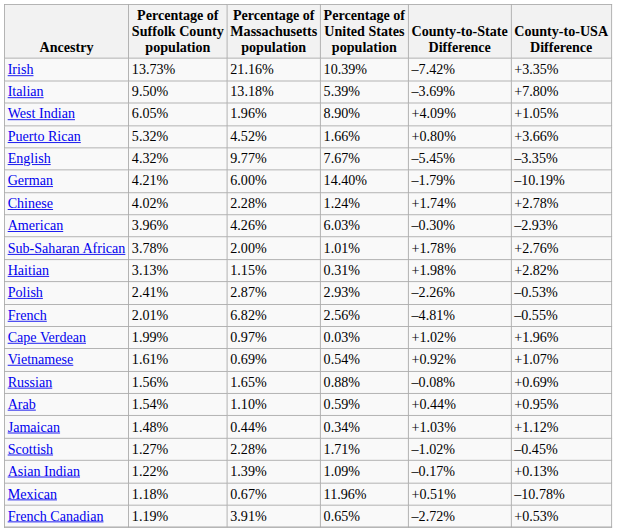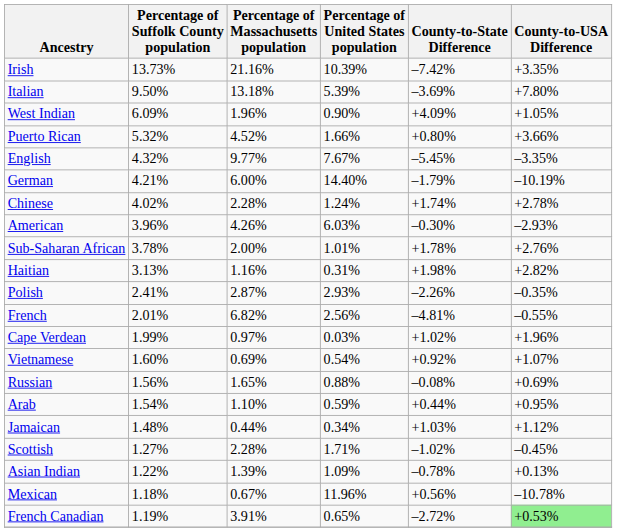(150, 114) 6.05% -> (150, 114) 6.09%
(342, 114) 8.90% -> (342, 114) 0.90%
(248, 270) 1.15% -> (248, 270) 1.16%
(536, 292) –0.53% -> (536, 292) –0.35%
(150, 359) 1.61% -> (150, 359) 1.60%
(433, 471) –0.17% -> (433, 471) –0.78%
(434, 493) +0.51% -> (434, 493) +0.56%
(536, 516) no background -> (536, 516) lightgreen background
